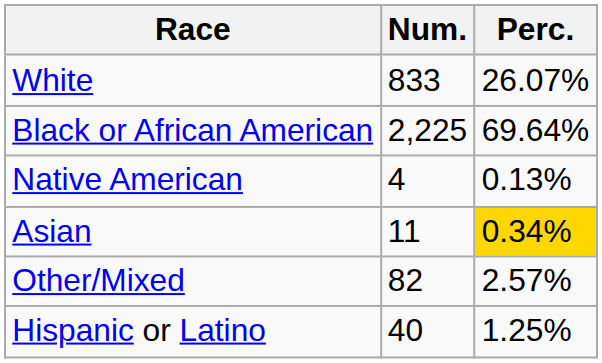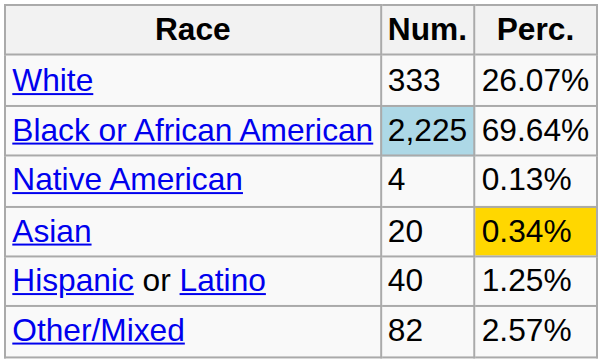(414, 79) 833 -> (414, 79) 333
(427, 130) no background -> (427, 130) lightblue background
(404, 230) 11 -> (405, 230) 20
rows swapped: (99, 280) <-> (139, 331)
